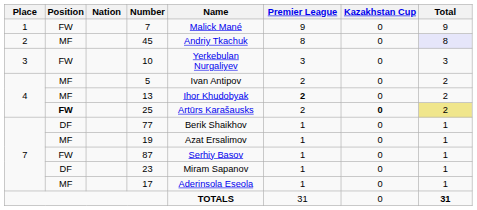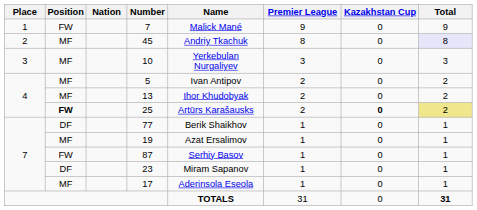(66, 61) FW -> (66, 61) MF
(302, 96) bold -> (302, 96) normal
